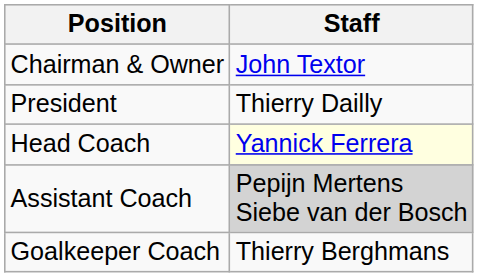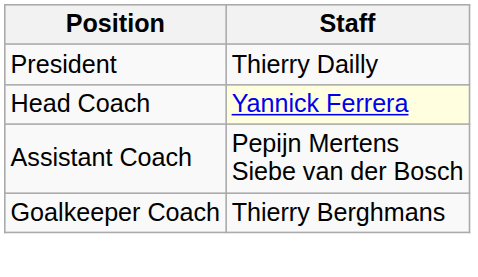- row: (117, 64)
(352, 197) lightgrey background -> (348, 158) no background
